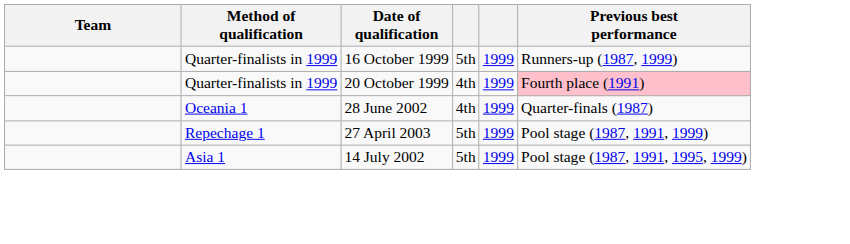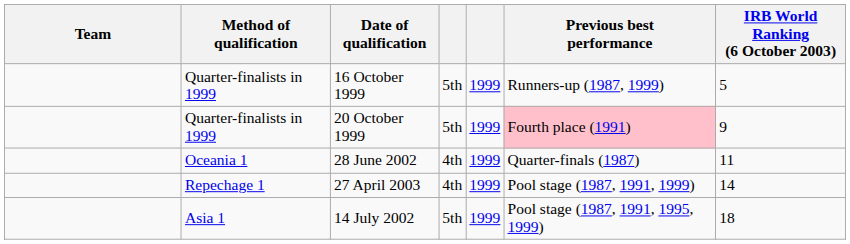+ column: (781, 34)
(466, 83) 4th -> (452, 127) 5th
(466, 132) 5th -> (452, 185) 4th
